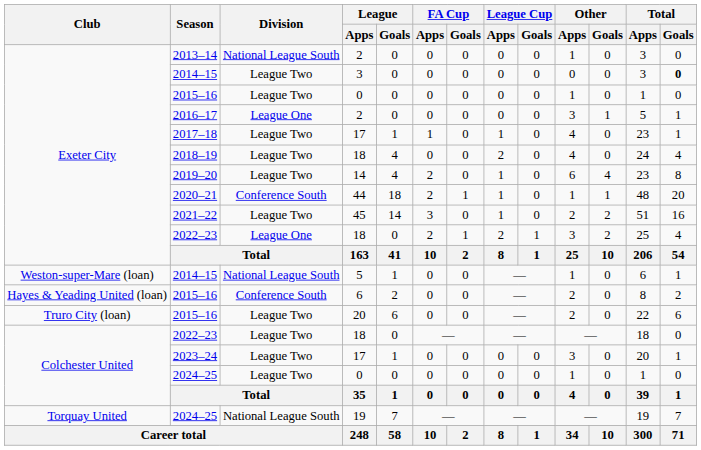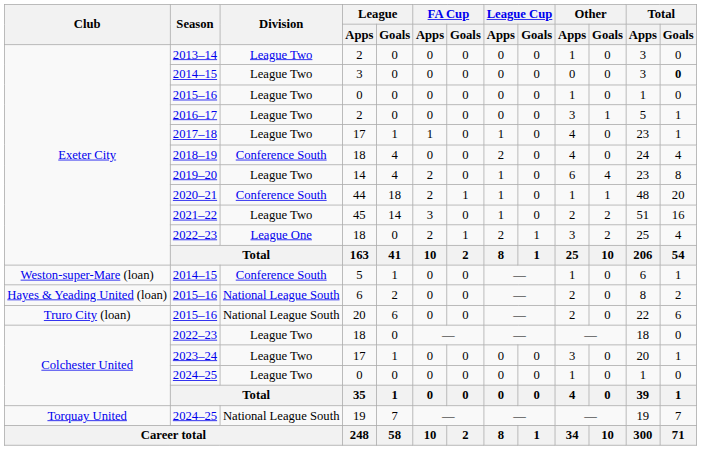(281, 54) National League South -> (281, 54) League Two
(281, 114) League One -> (281, 114) League Two
(281, 154) League Two -> (281, 154) Conference South
(281, 275) National League South -> (281, 275) Conference South
(281, 295) Conference South -> (281, 295) National League South
(281, 315) League Two -> (281, 315) National League South
